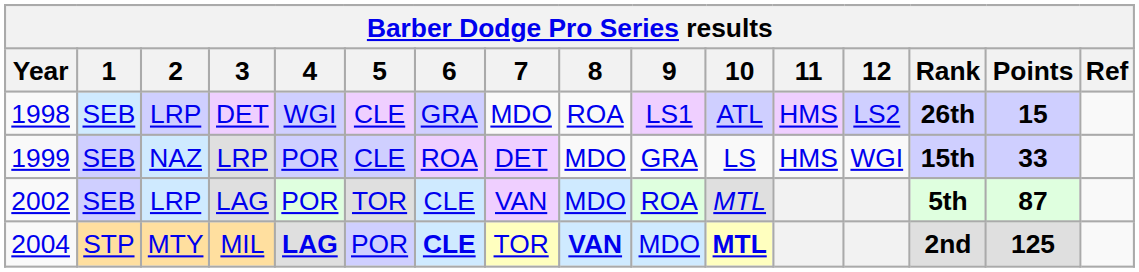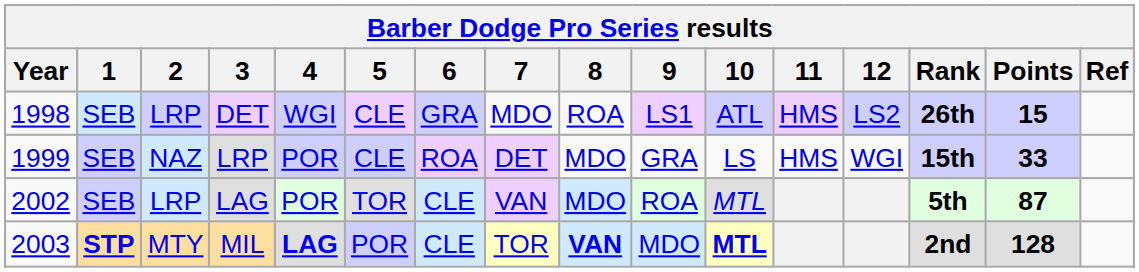(41, 244) 2004 -> (41, 244) 2003
(109, 244) normal -> (109, 244) bold
(449, 244) bold -> (449, 244) normal
(1033, 244) 125 -> (1033, 244) 128
